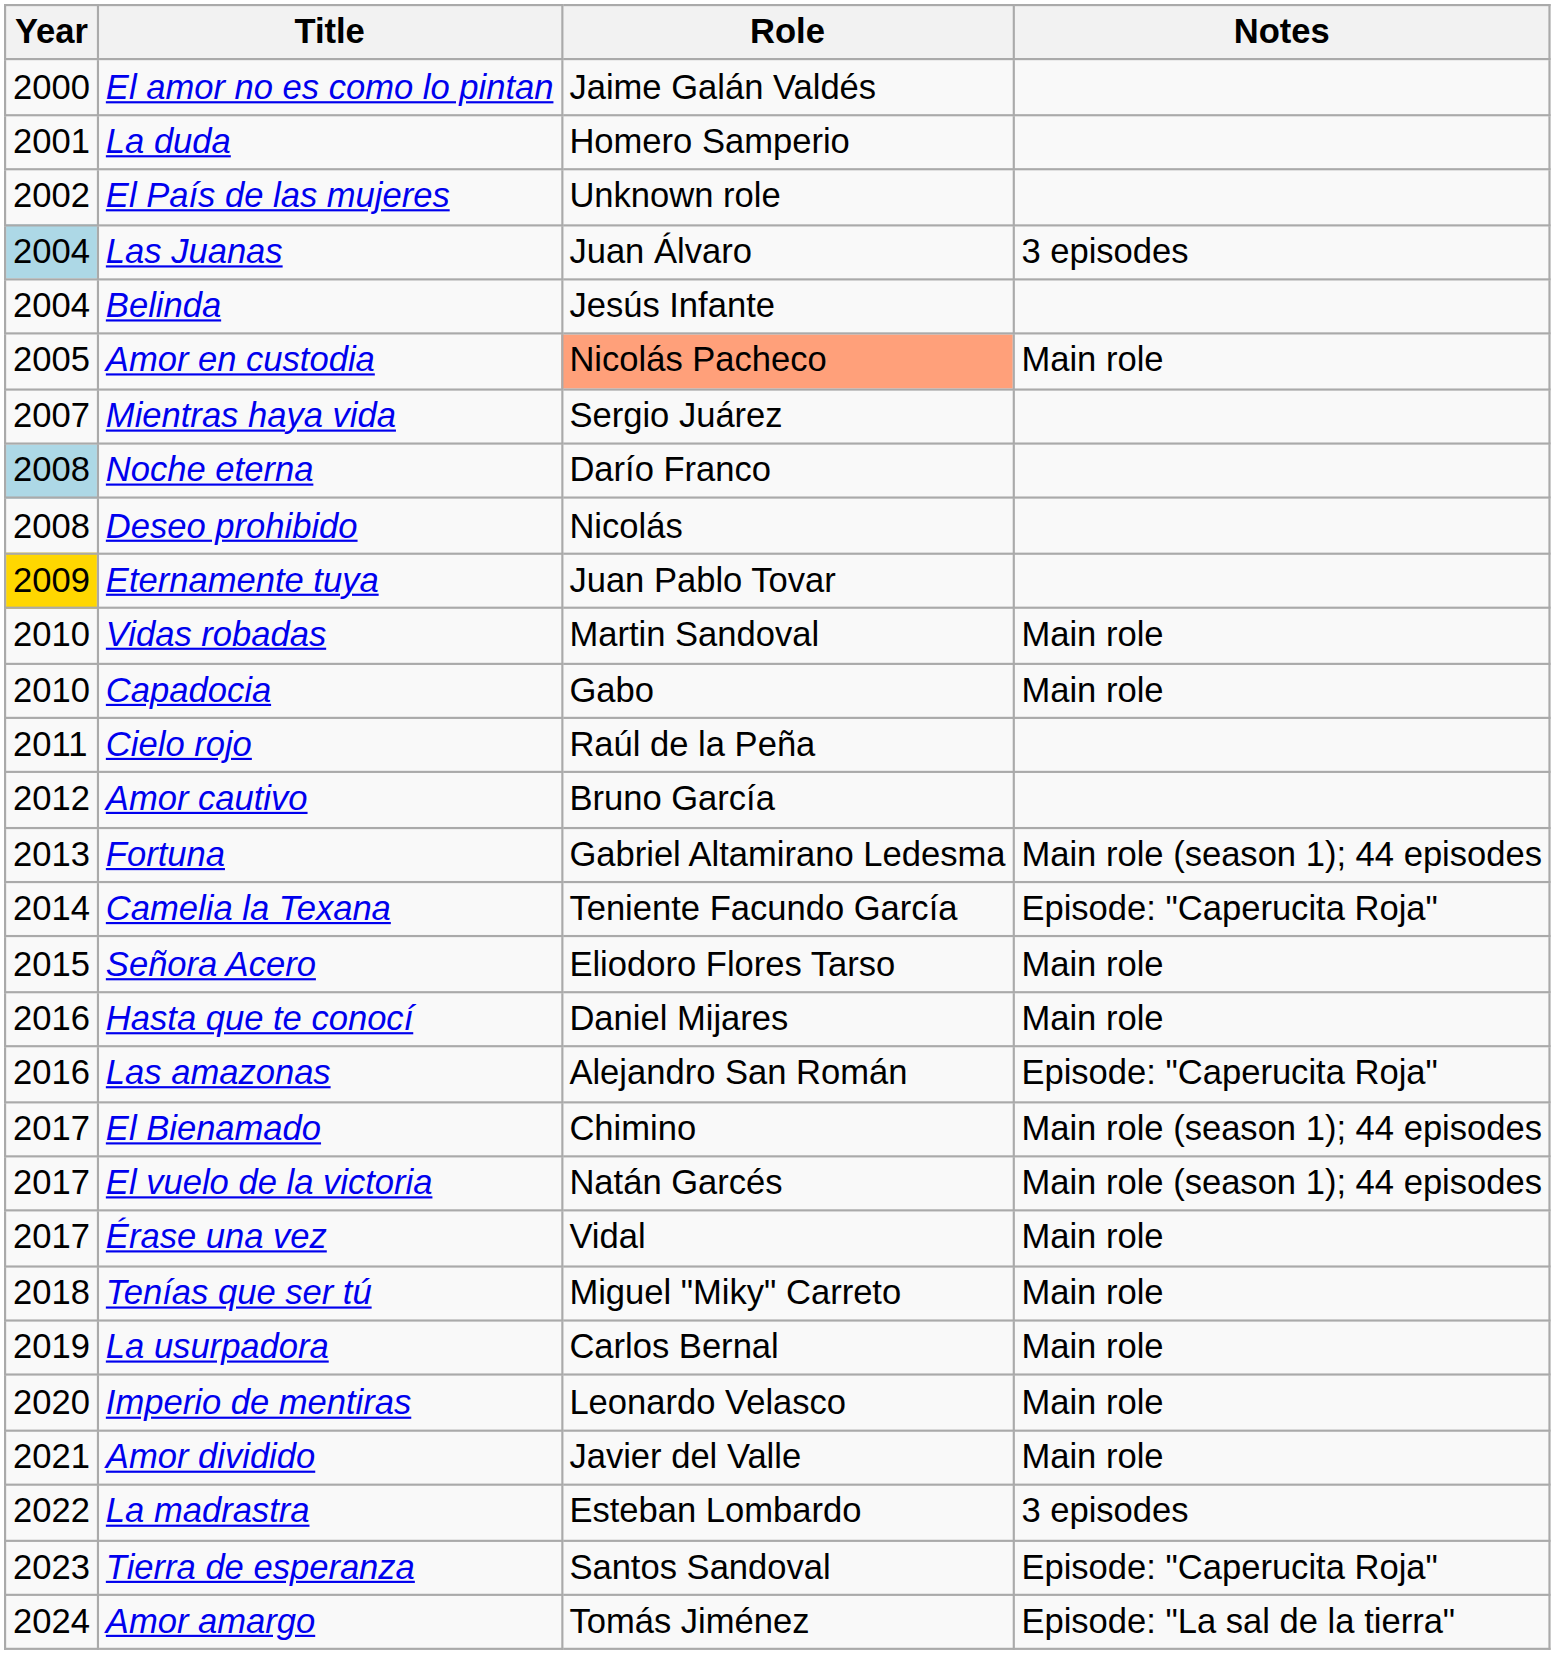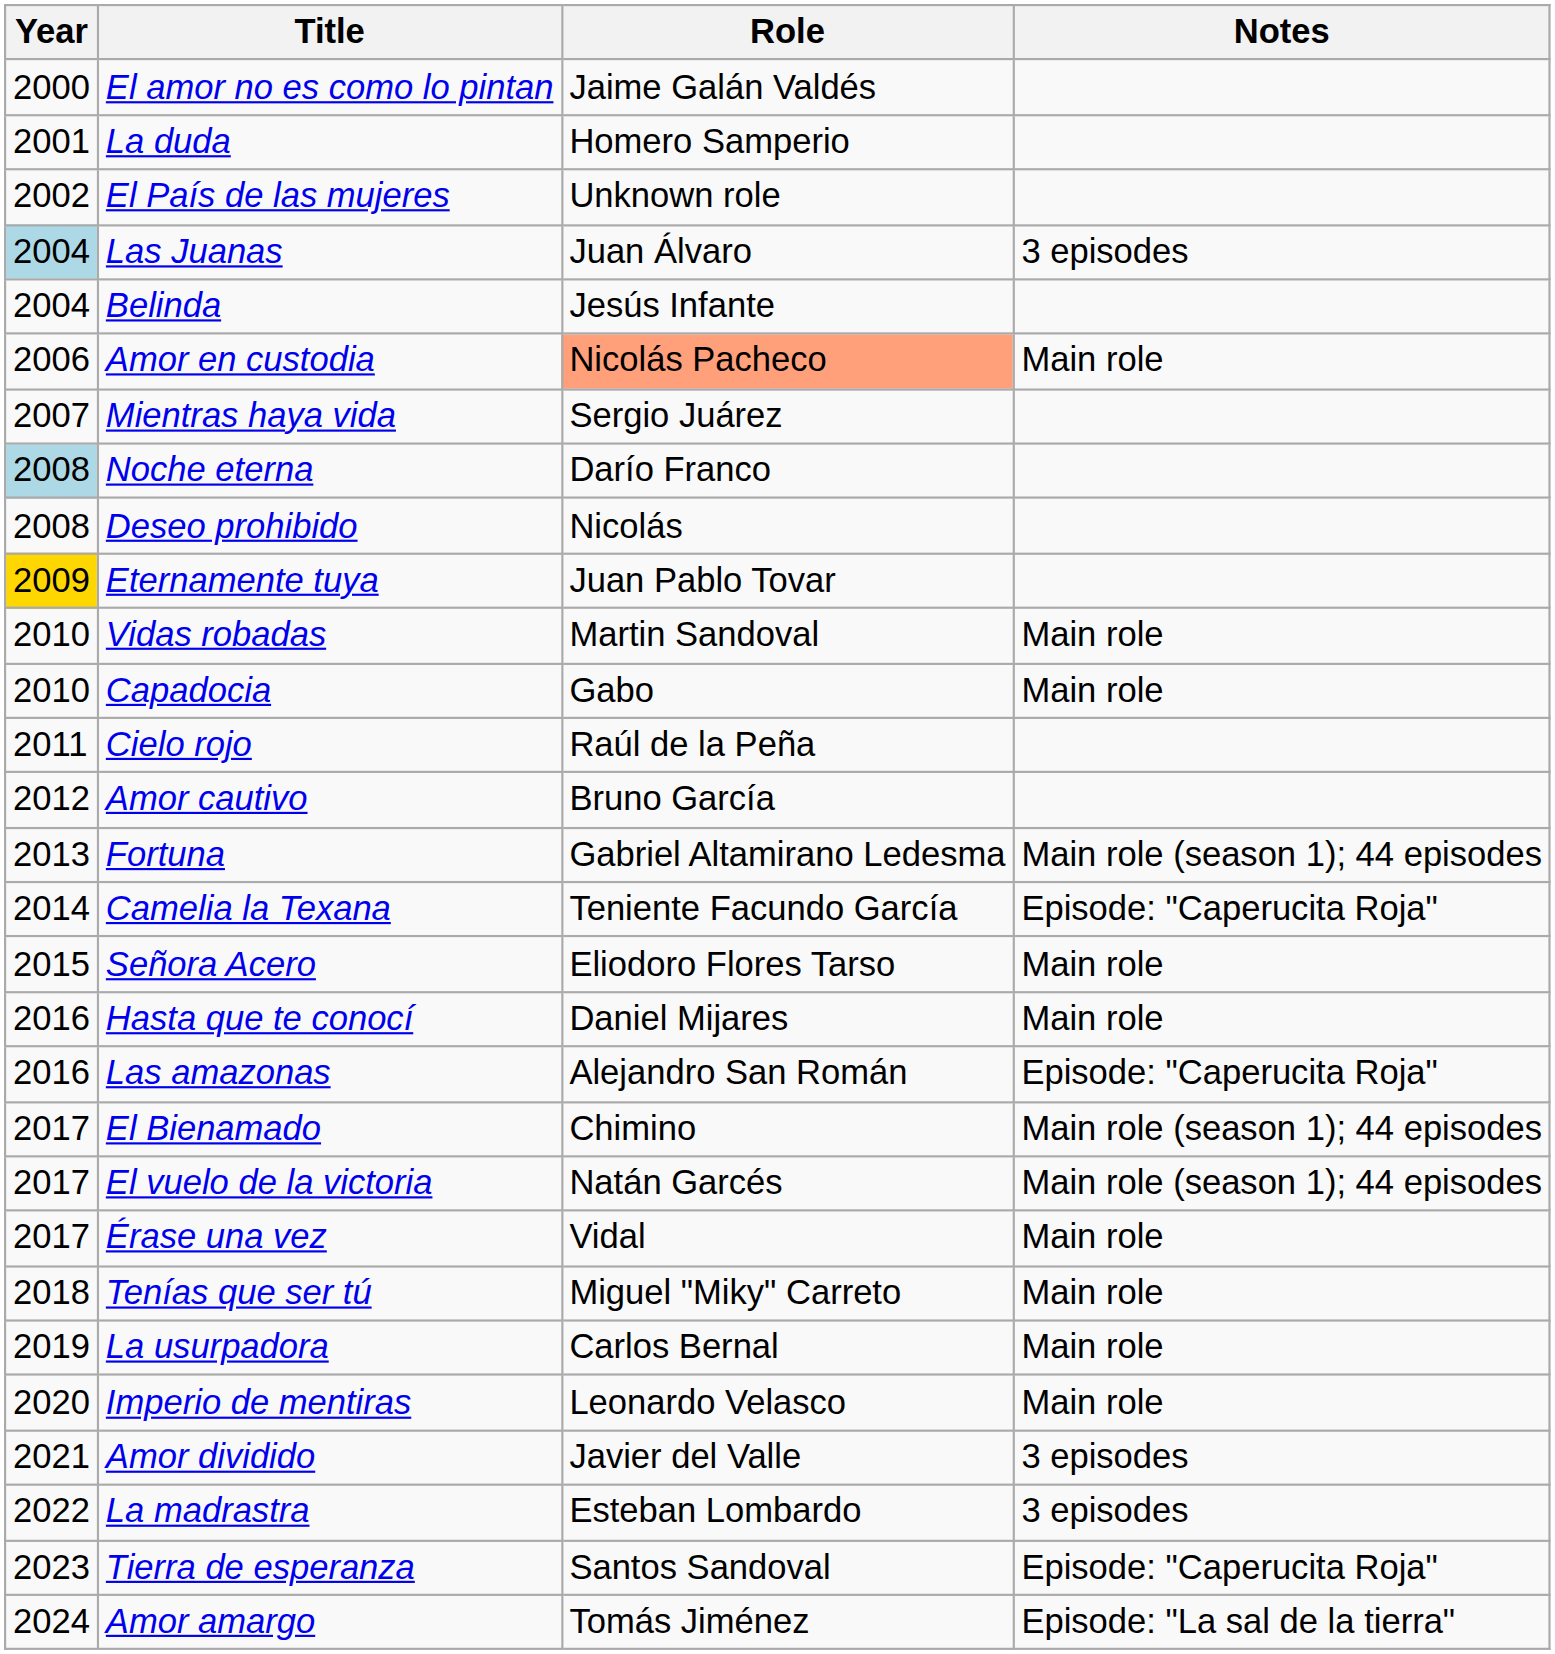(51, 360) 2005 -> (51, 360) 2006
(1092, 1456) Main role -> (1105, 1456) 3 episodes
